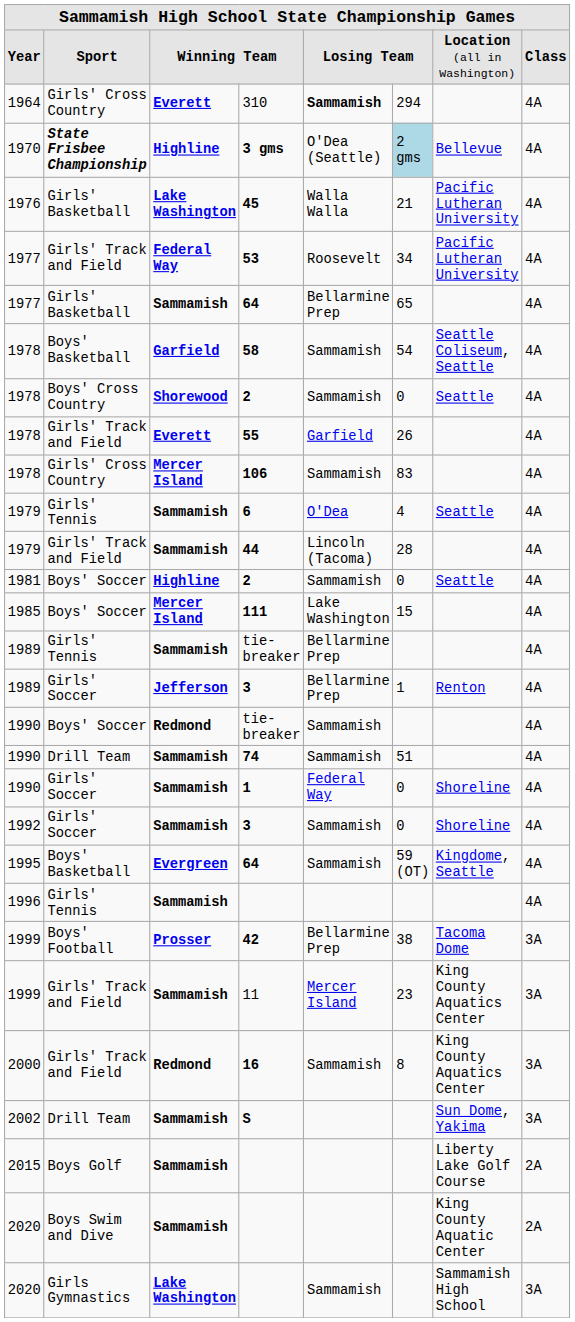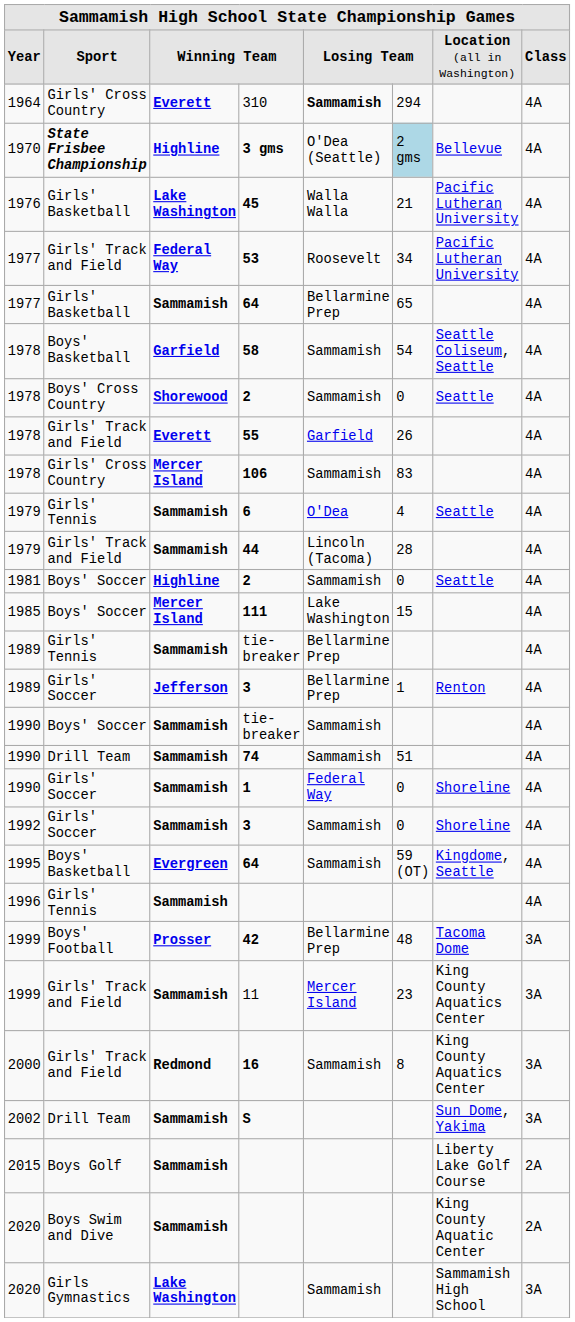(182, 727) Redmond -> (190, 727) Sammamish
(404, 941) 38 -> (404, 941) 48
